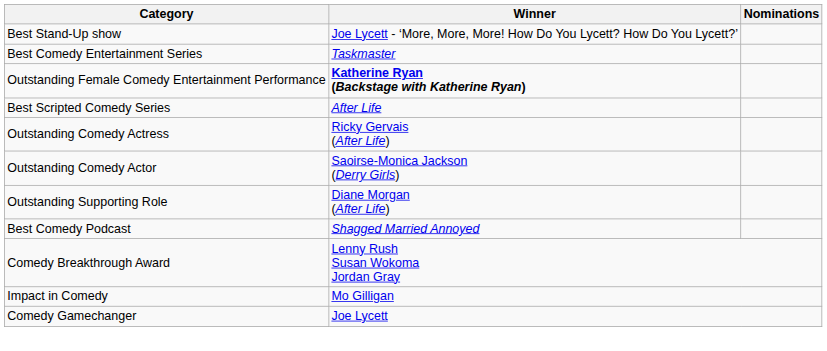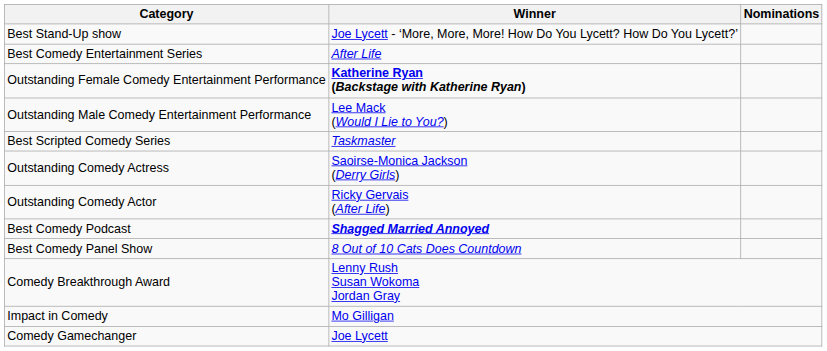(363, 53) Taskmaster -> (356, 53) After Life
+ row: (159, 114)
(356, 107) After Life -> (363, 141) Taskmaster
(370, 134) Ricky Gervais (After Life) -> (399, 168) Saoirse-Monica Jackson (Derry Girls)
(399, 168) Saoirse-Monica Jackson (Derry Girls) -> (370, 202) Ricky Gervais (After Life)
- row: (87, 202)
(405, 228) normal -> (410, 228) bold
+ row: (80, 248)
